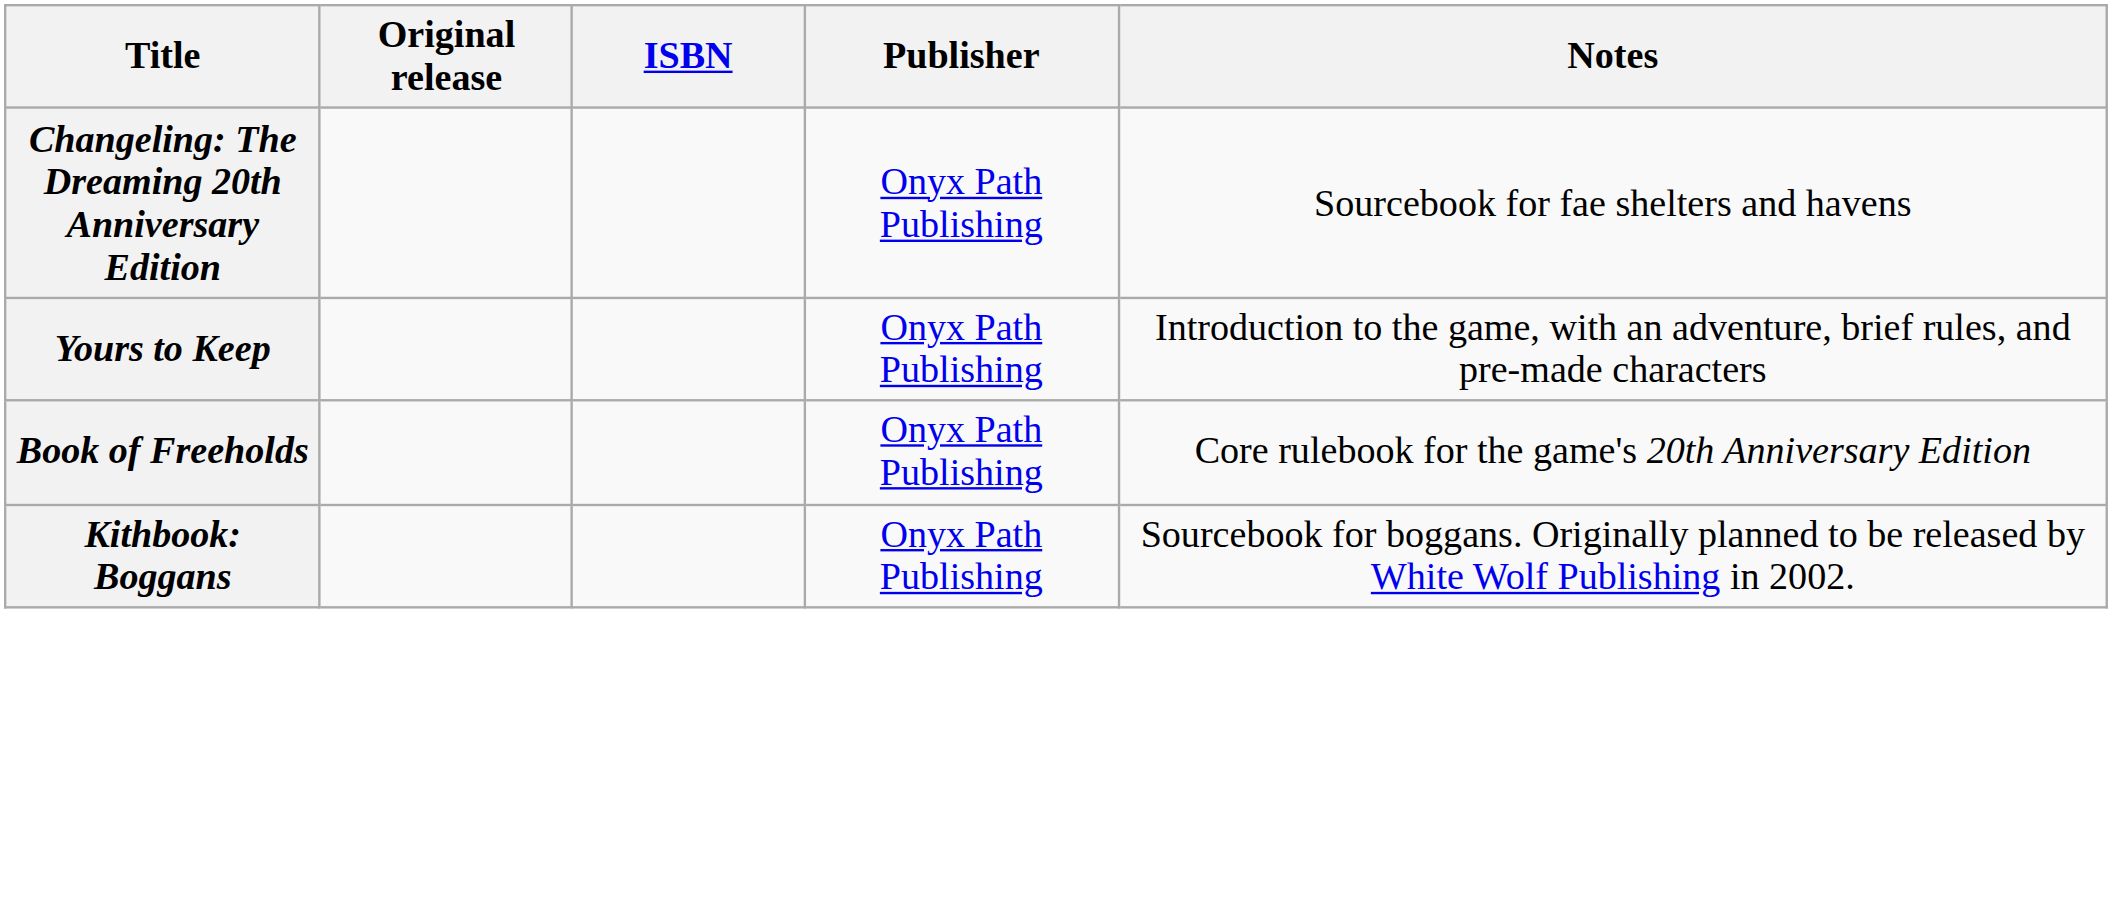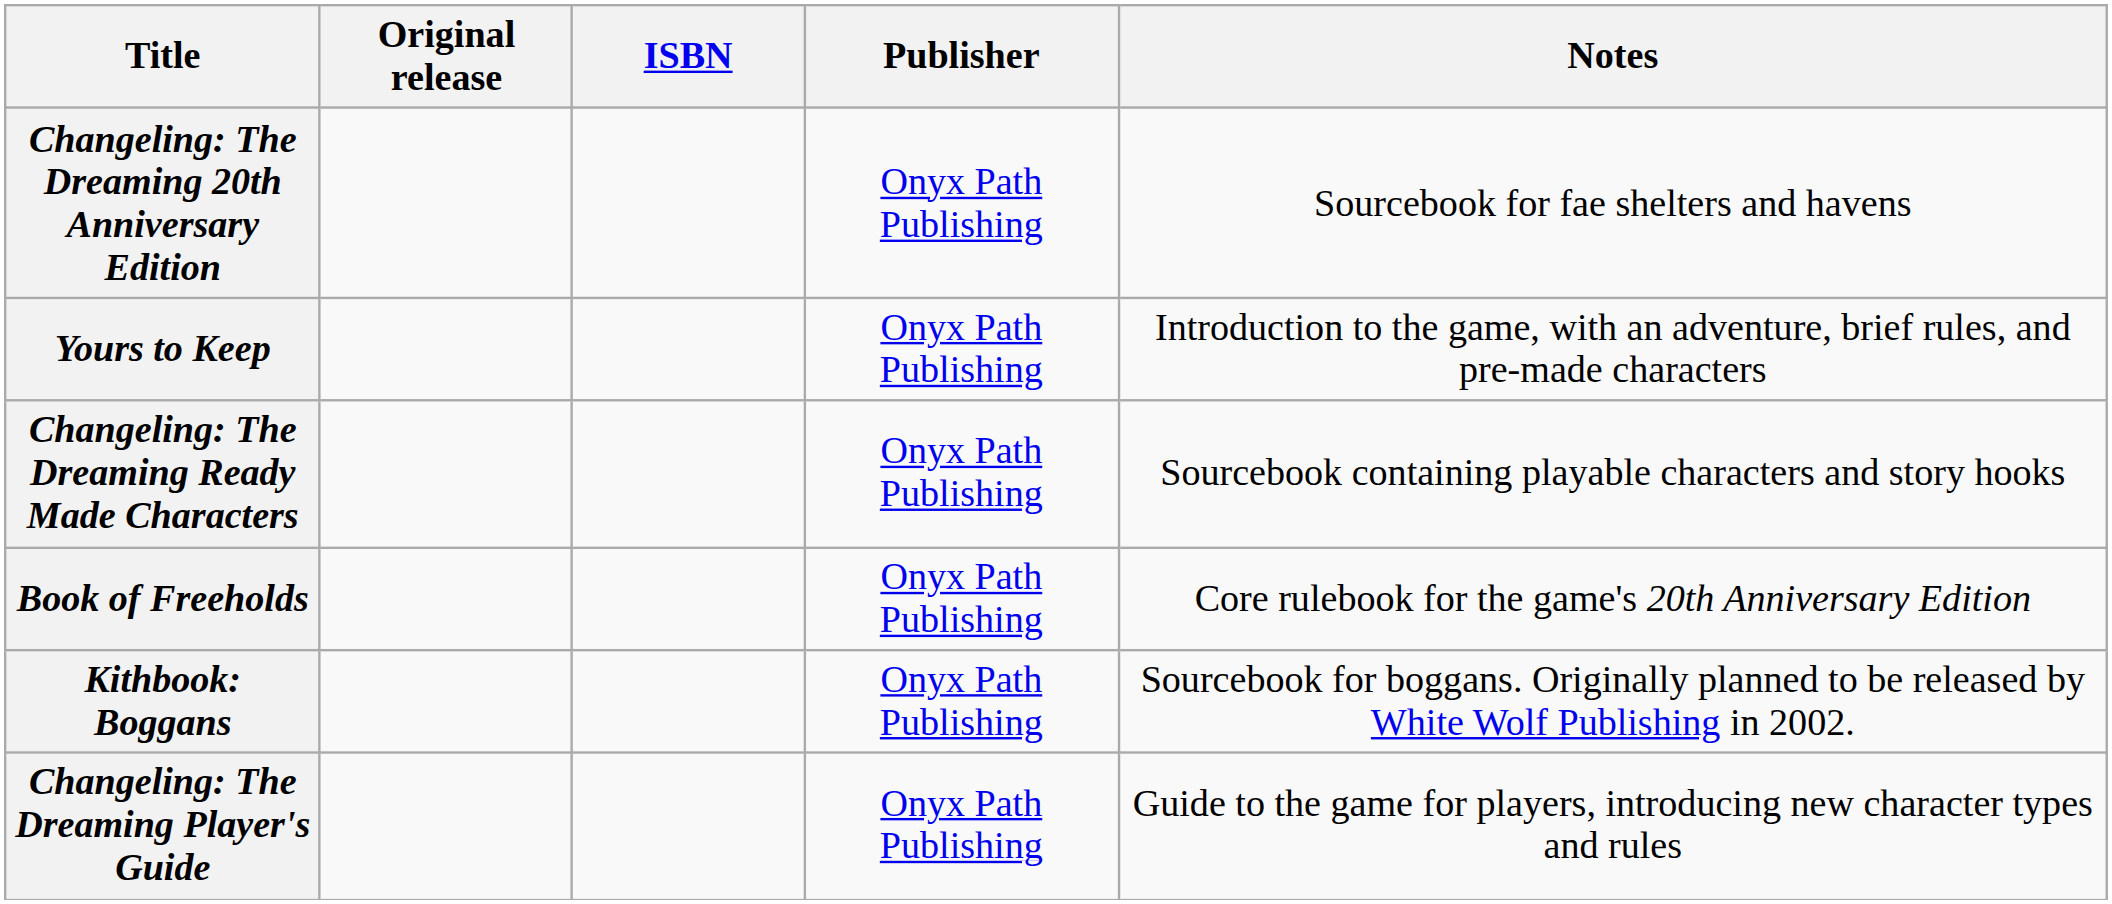+ row: (163, 472)
+ row: (163, 825)
